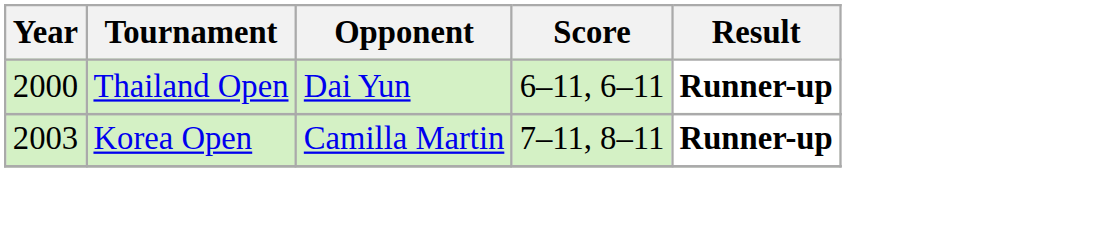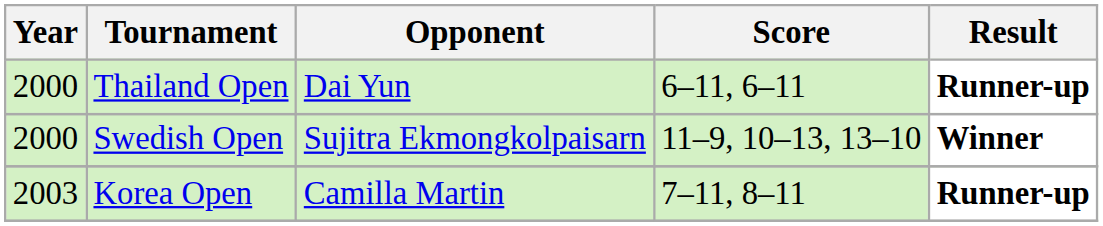+ row: (188, 139)
